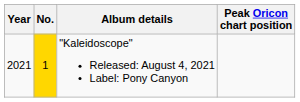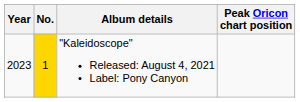(19, 66) 2021 -> (19, 66) 2023
